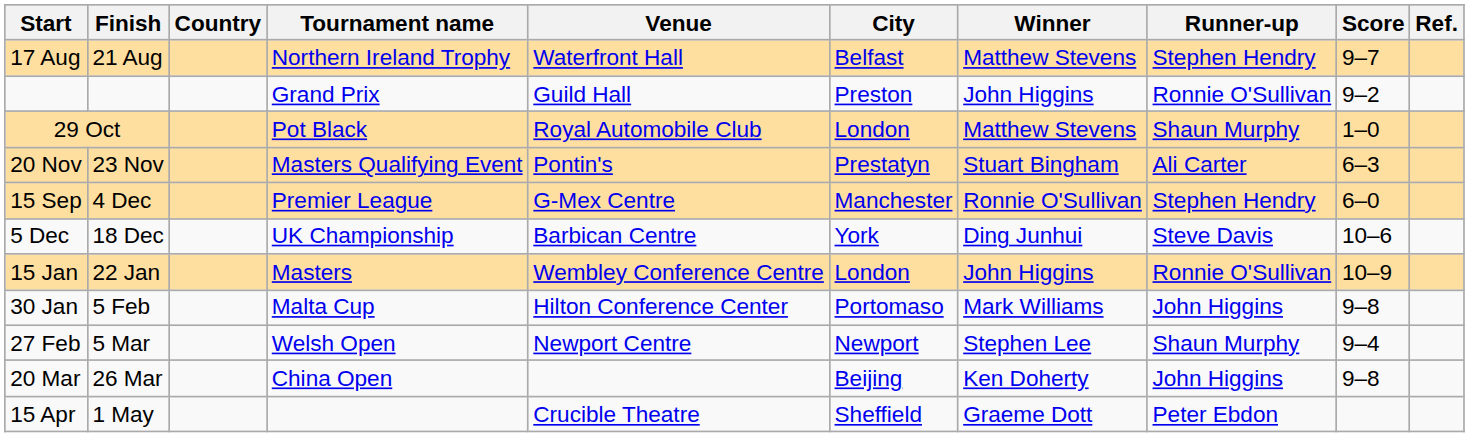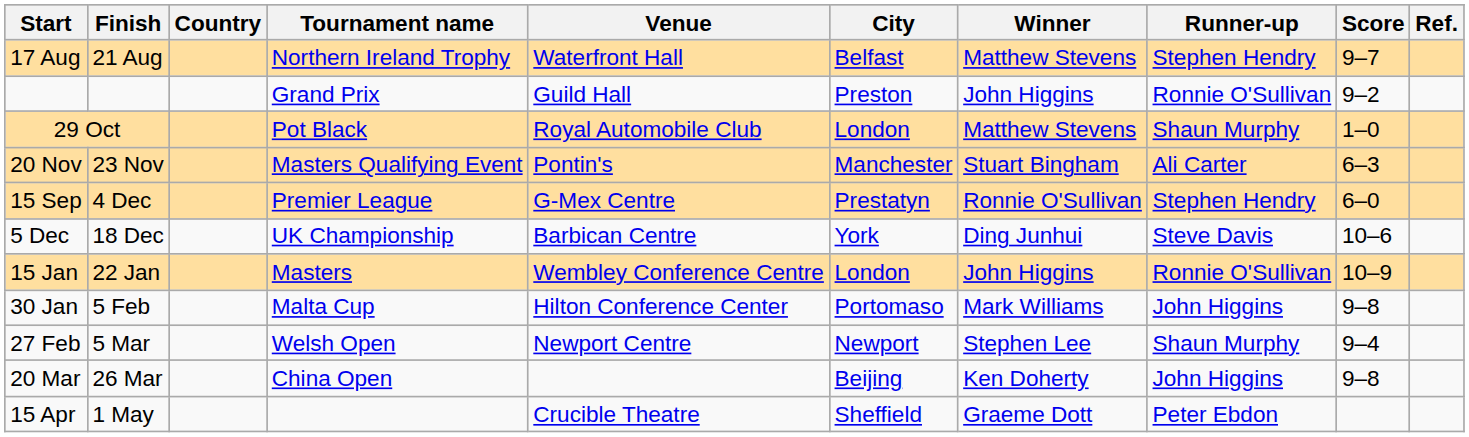(882, 165) Prestatyn -> (894, 165) Manchester
(894, 200) Manchester -> (882, 200) Prestatyn
